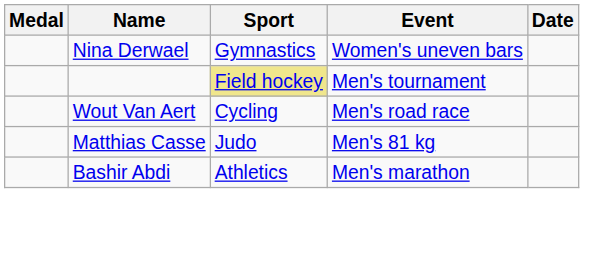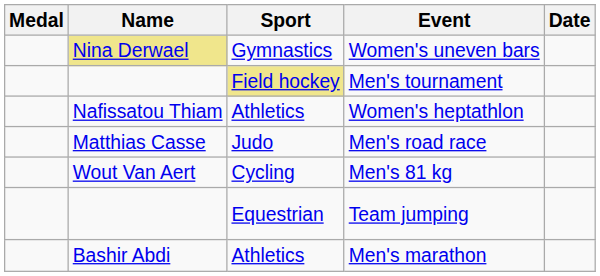(131, 51) no background -> (131, 51) khaki background
+ row: (436, 112)
(134, 112) Wout Van Aert -> (139, 142) Matthias Casse
(246, 112) Cycling -> (252, 142) Judo
(139, 142) Matthias Casse -> (134, 173) Wout Van Aert
(236, 142) Judo -> (263, 173) Cycling
+ row: (409, 214)
